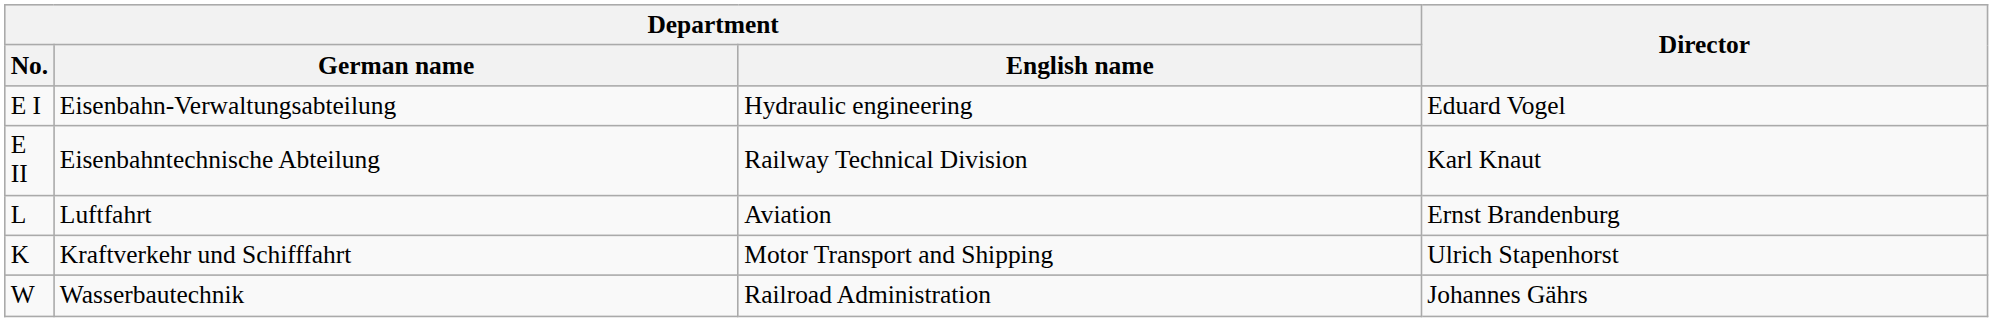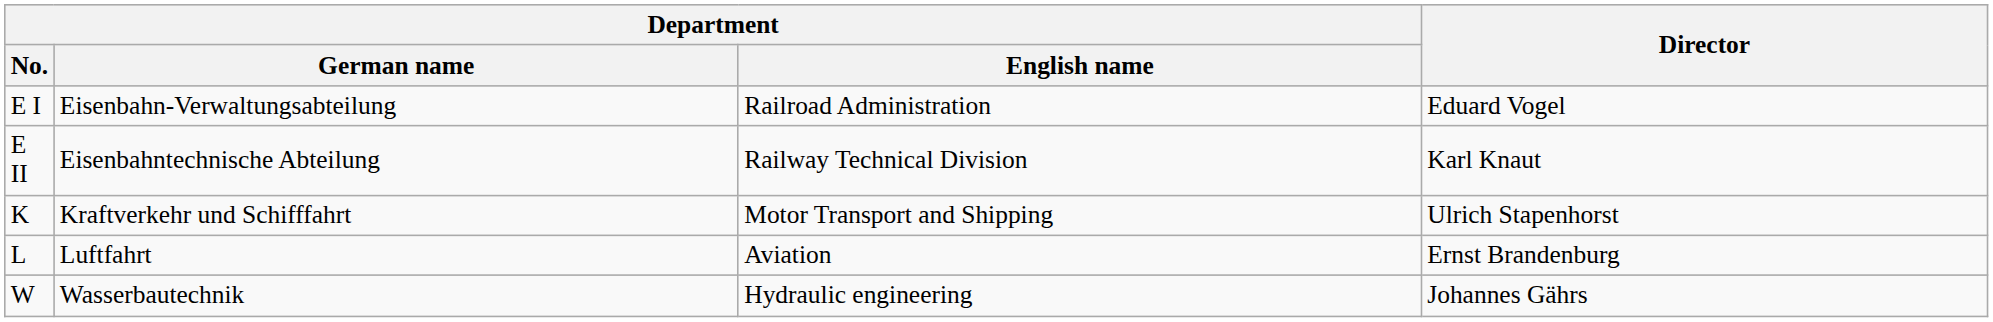(858, 105) Hydraulic engineering -> (868, 105) Railroad Administration
rows swapped: (106, 214) <-> (206, 255)
(868, 295) Railroad Administration -> (858, 295) Hydraulic engineering
